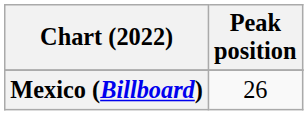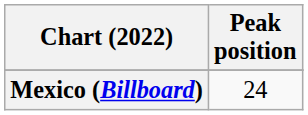(255, 89) 26 -> (255, 89) 24
